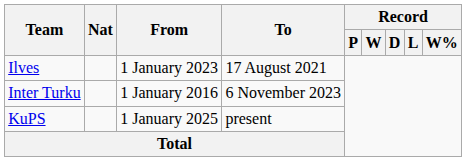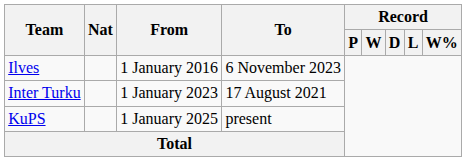(169, 67) 1 January 2023 -> (169, 67) 1 January 2016
(276, 67) 17 August 2021 -> (283, 67) 6 November 2023
(169, 93) 1 January 2016 -> (169, 93) 1 January 2023
(283, 93) 6 November 2023 -> (276, 93) 17 August 2021
